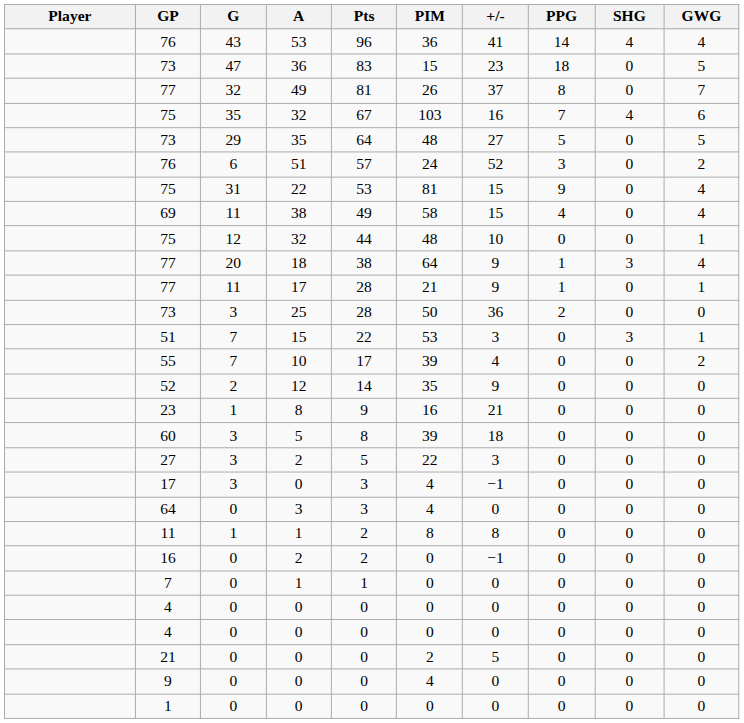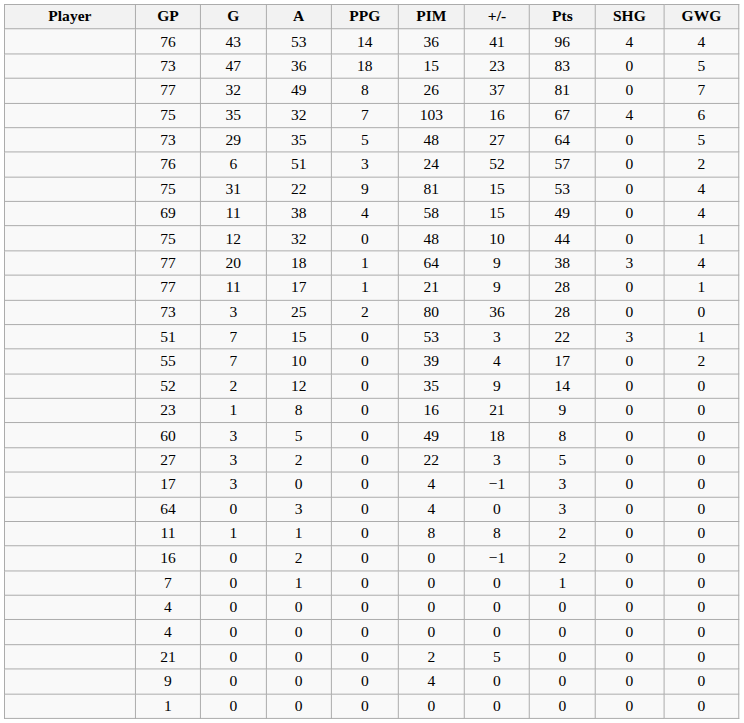columns swapped: (364, 16) <-> (562, 16)
(430, 312) 50 -> (431, 312) 80
(430, 435) 39 -> (431, 435) 49
